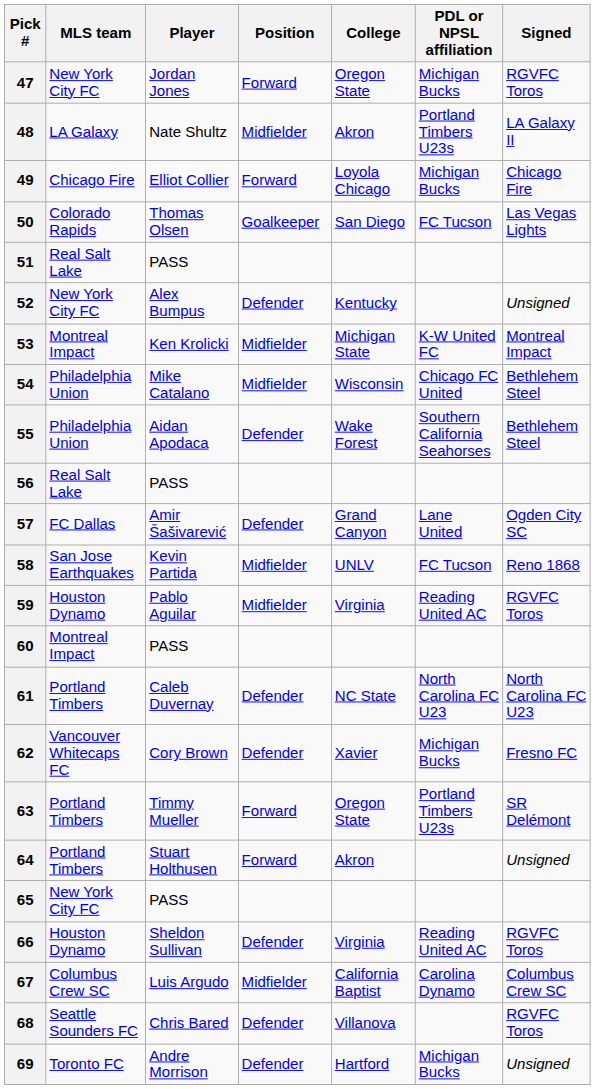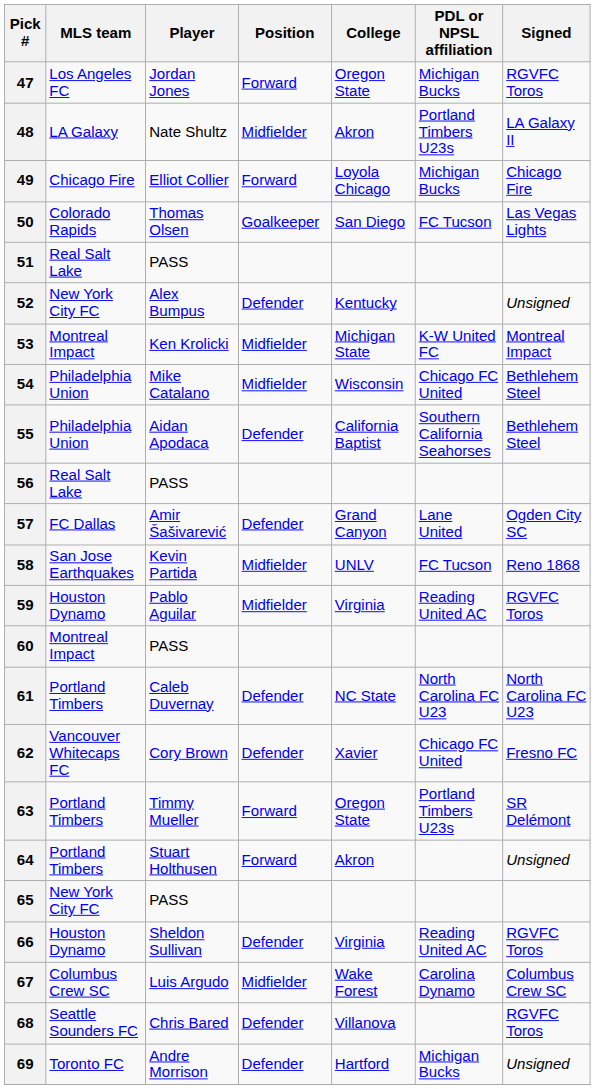(81, 82) New York City FC -> (90, 82) Los Angeles FC
(356, 434) Wake Forest -> (367, 434) California Baptist
(449, 753) Michigan Bucks -> (459, 753) Chicago FC United
(367, 982) California Baptist -> (356, 982) Wake Forest
